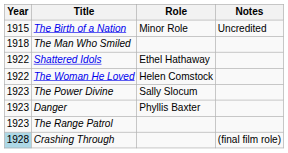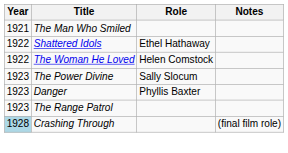- row: (80, 28)
(18, 44) 1918 -> (18, 28) 1921
